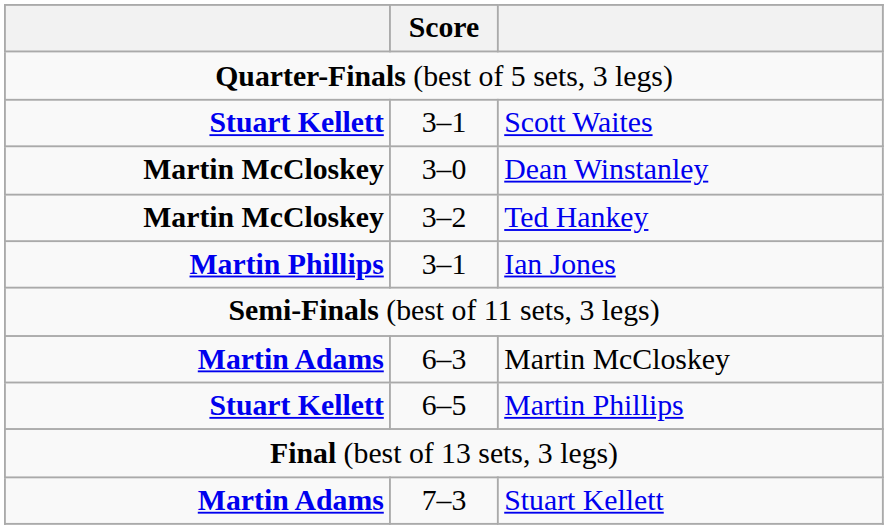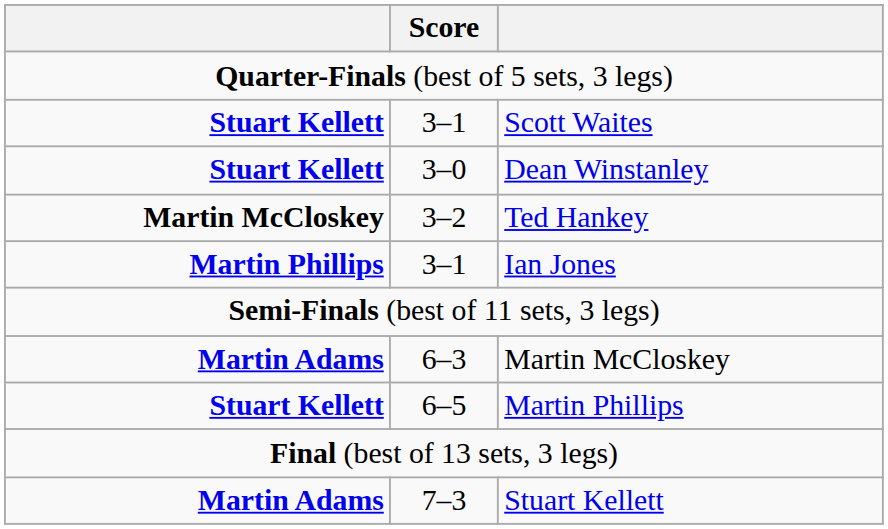(264, 169) Martin McCloskey -> (297, 169) Stuart Kellett
